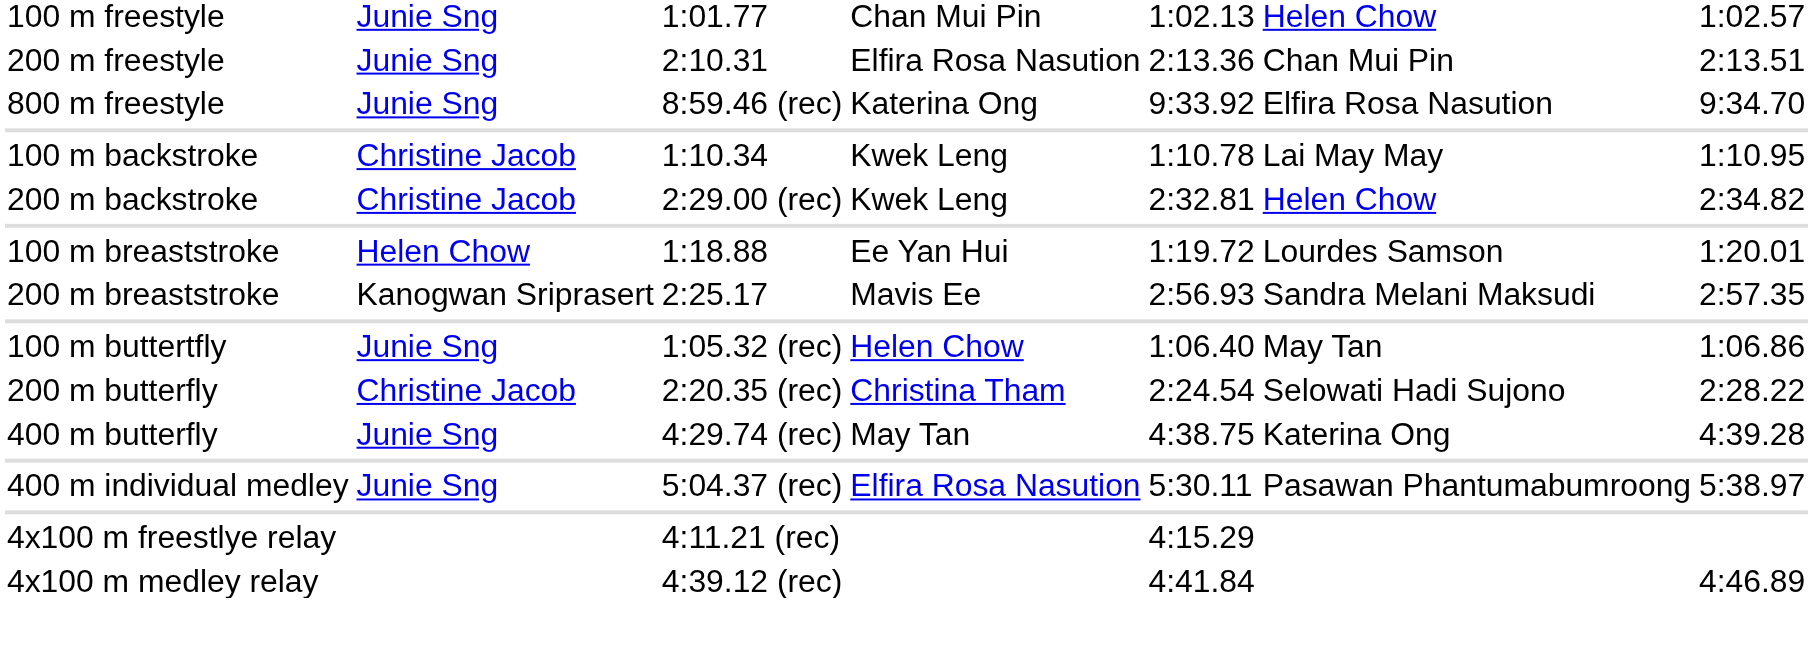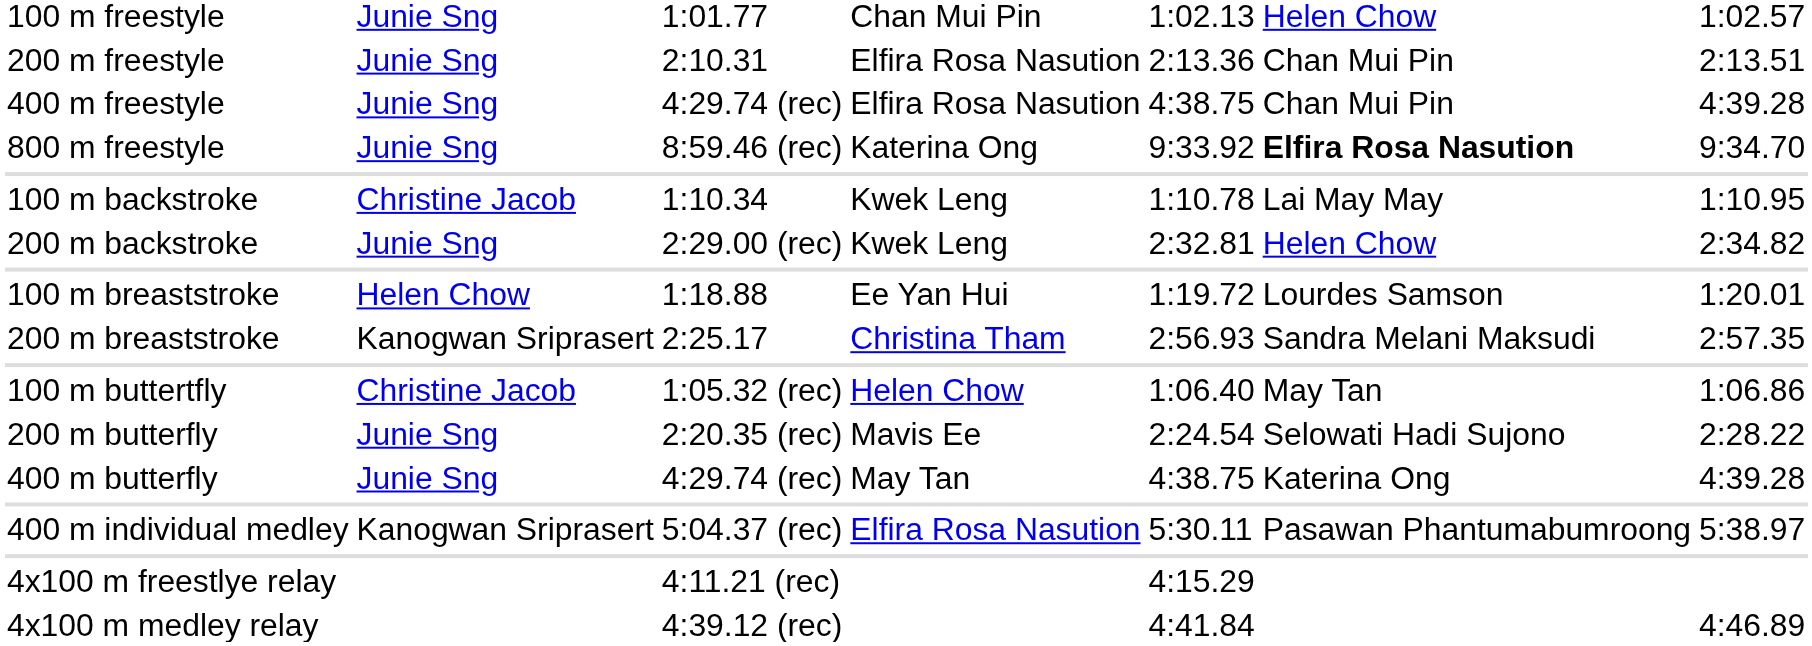+ row: (116, 103)
(1408, 103) normal -> (1418, 147) bold
(466, 199) Christine Jacob -> (427, 243) Junie Sng
(916, 294) Mavis Ee -> (958, 338) Christina Tham
(427, 346) Junie Sng -> (466, 390) Christine Jacob
(466, 390) Christine Jacob -> (427, 434) Junie Sng
(958, 390) Christina Tham -> (916, 434) Mavis Ee
(427, 486) Junie Sng -> (505, 529) Kanogwan Sriprasert
